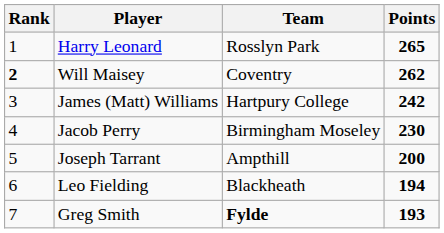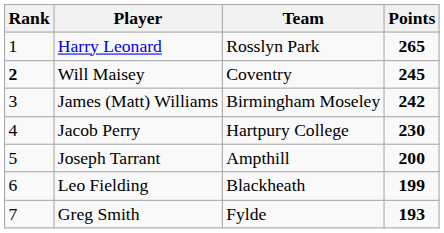(412, 74) 262 -> (412, 74) 245
(288, 102) Hartpury College -> (303, 102) Birmingham Moseley
(303, 130) Birmingham Moseley -> (288, 130) Hartpury College
(412, 185) 194 -> (412, 185) 199
(247, 213) bold -> (246, 213) normal
